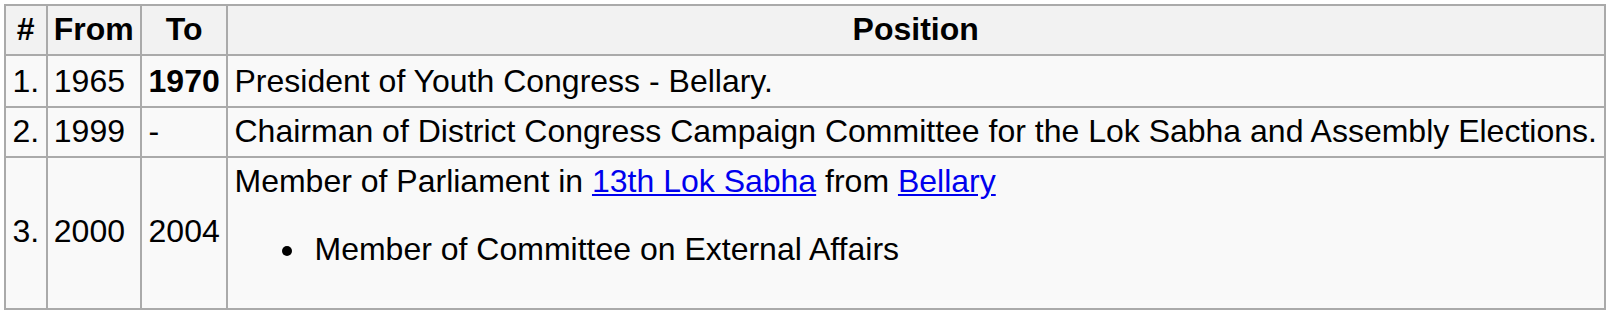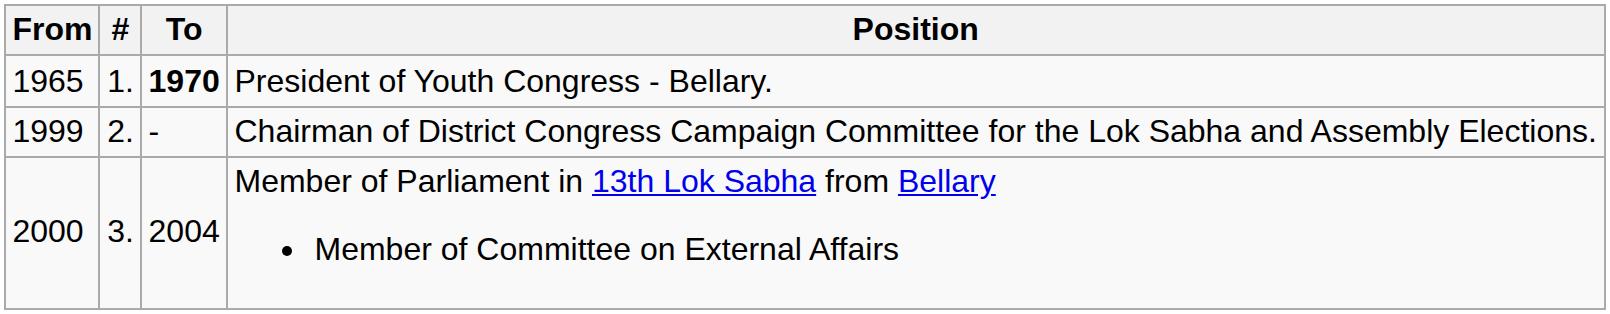columns swapped: (26, 29) <-> (94, 29)
